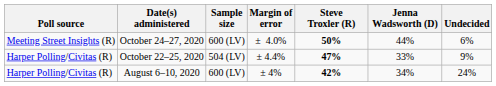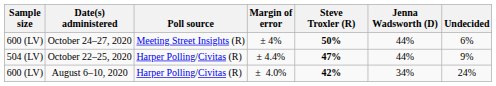columns swapped: (61, 24) <-> (227, 18)
(271, 41) ± 4.0% -> (271, 41) ± 4%
(405, 57) 33% -> (405, 57) 44%
(271, 73) ± 4% -> (271, 73) ± 4.0%
